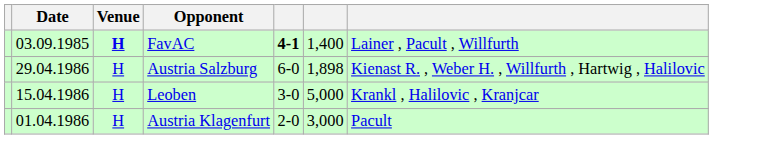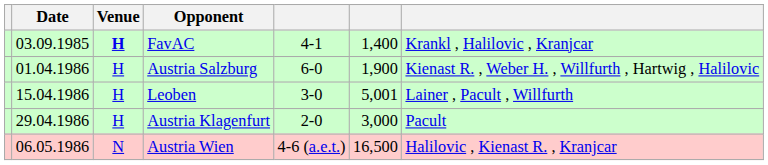(288, 43) bold -> (312, 43) normal
(435, 43) Lainer , Pacult , Willfurth -> (499, 43) Krankl , Halilovic , Kranjcar
(53, 69) 29.04.1986 -> (53, 69) 01.04.1986
(325, 69) 1,898 -> (380, 69) 1,900
(325, 95) 5,000 -> (380, 95) 5,001
(445, 95) Krankl , Halilovic , Kranjcar -> (489, 95) Lainer , Pacult , Willfurth
(53, 120) 01.04.1986 -> (53, 120) 29.04.1986
+ row: (190, 146)
